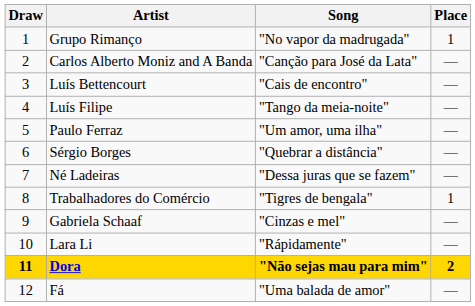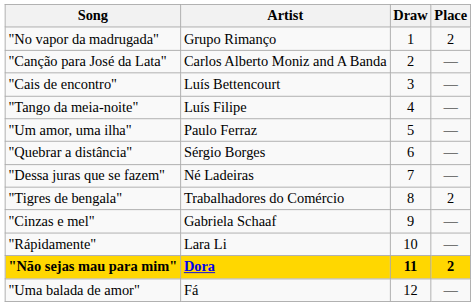columns swapped: (26, 15) <-> (343, 15)
(451, 38) 1 -> (451, 38) 2
(451, 198) 1 -> (451, 198) 2
